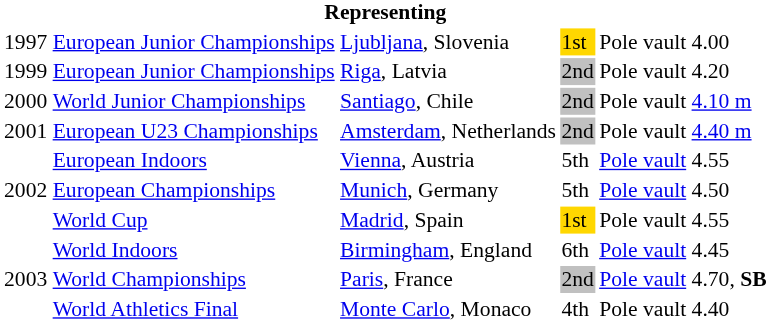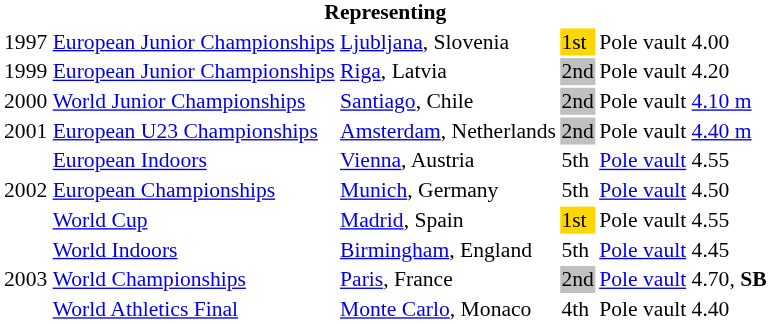(575, 249) 6th -> (575, 249) 5th
